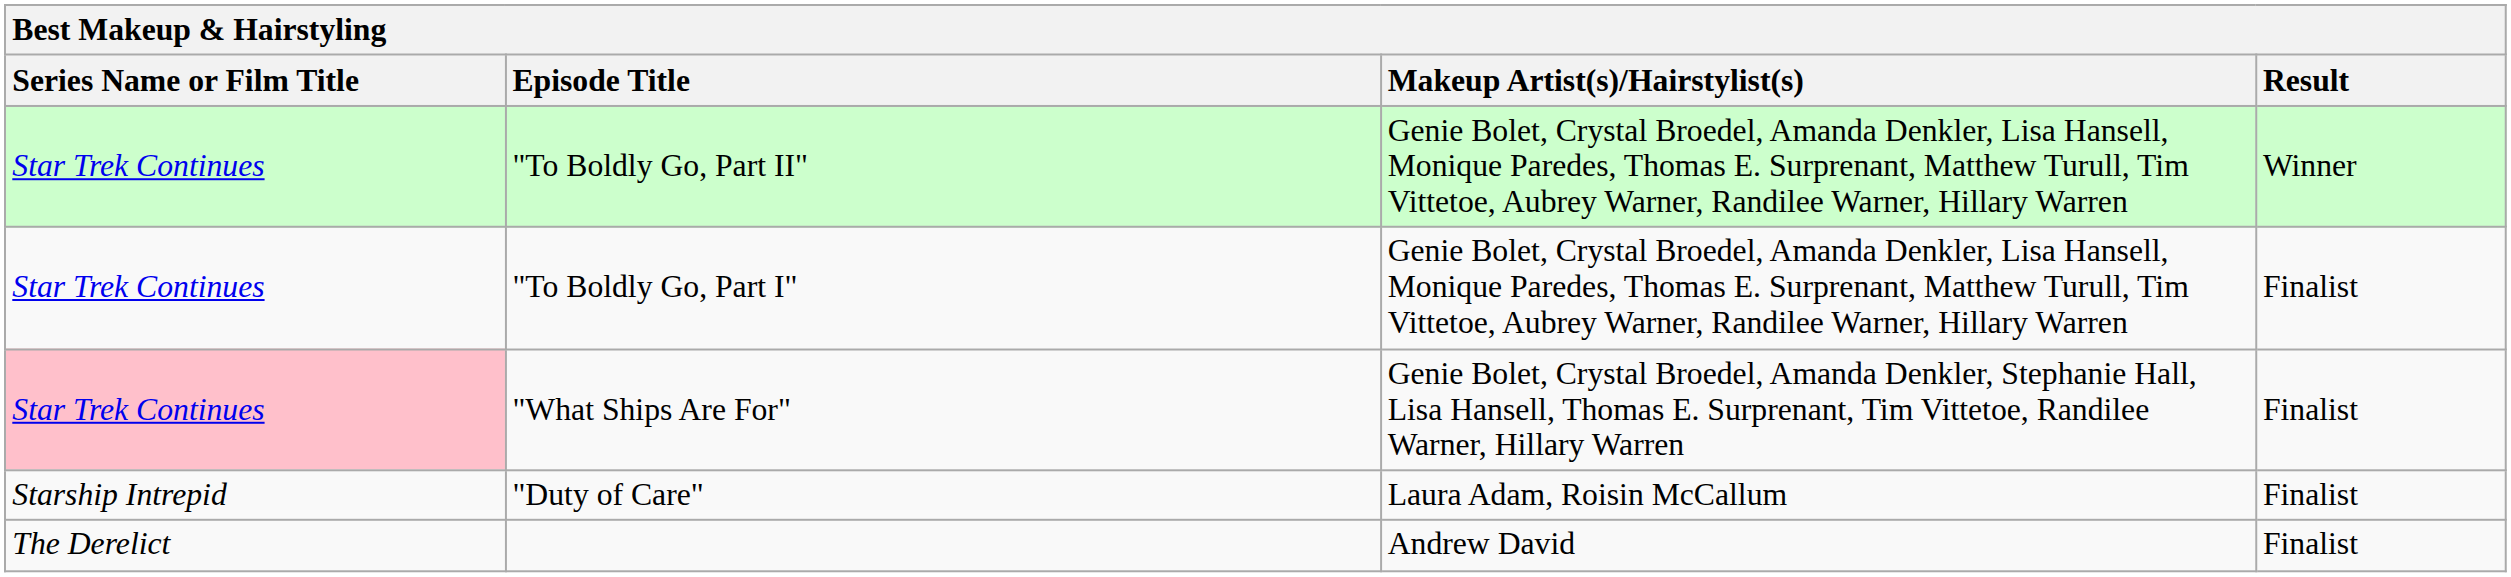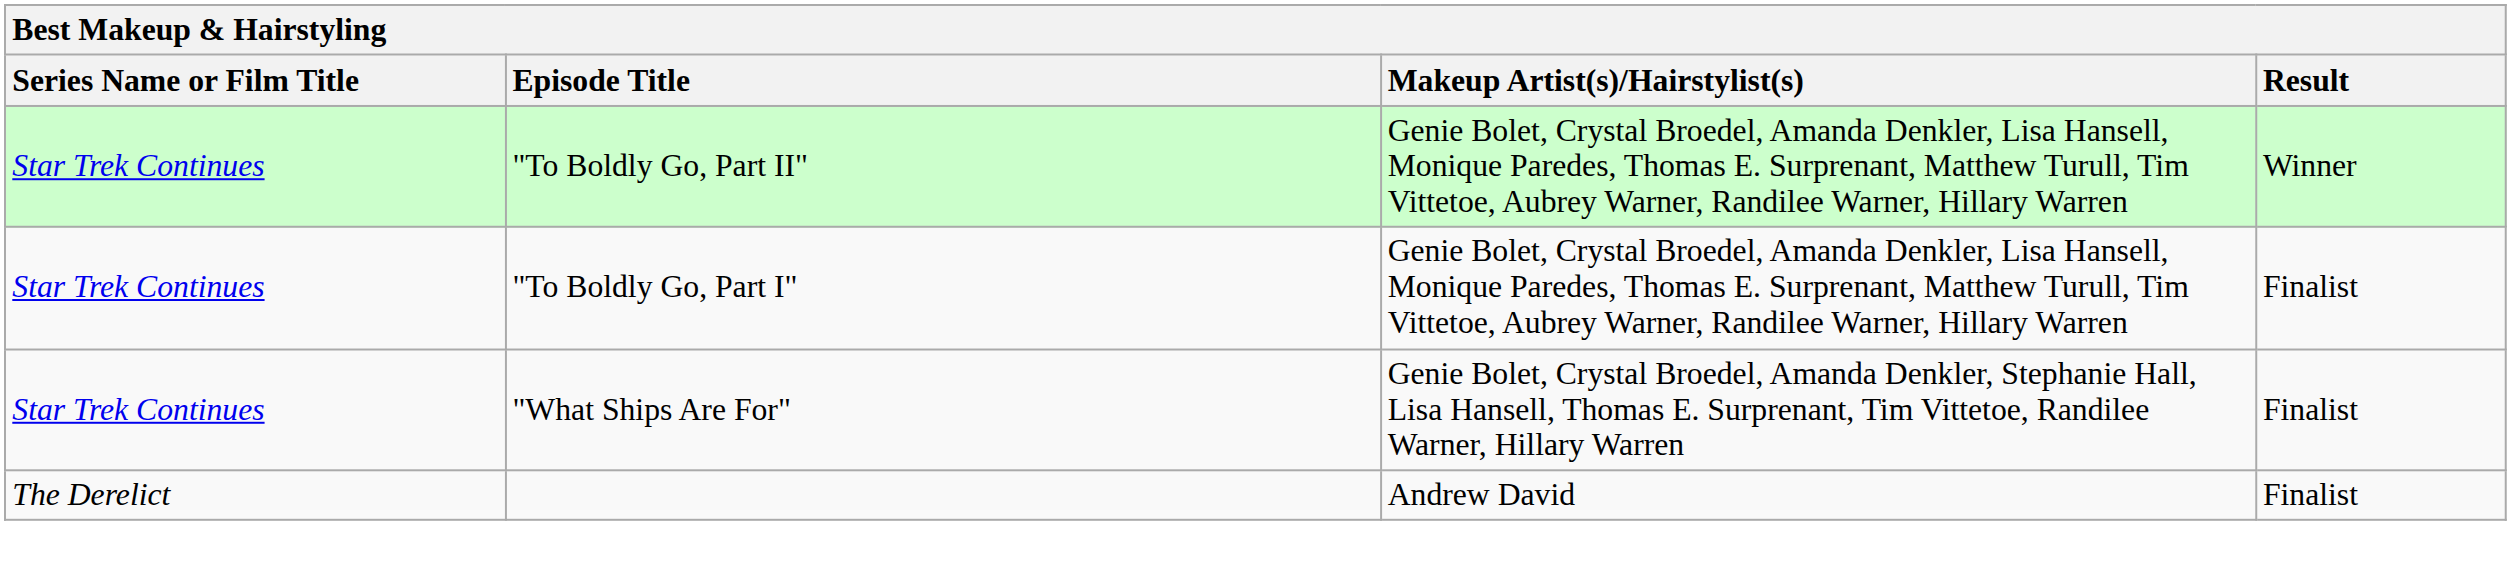(138, 408) pink background -> (138, 408) no background
- row: (608, 494)
